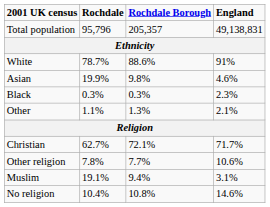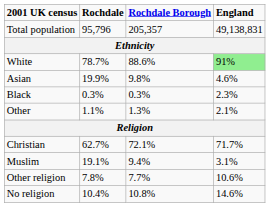(225, 62) no background -> (225, 62) lightgreen background
rows swapped: (23, 177) <-> (36, 161)
